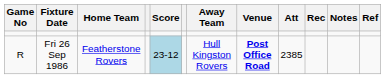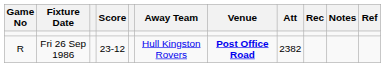- column: (111, 17)
(166, 54) lightblue background -> (112, 49) no background
(291, 54) 2385 -> (290, 49) 2382
